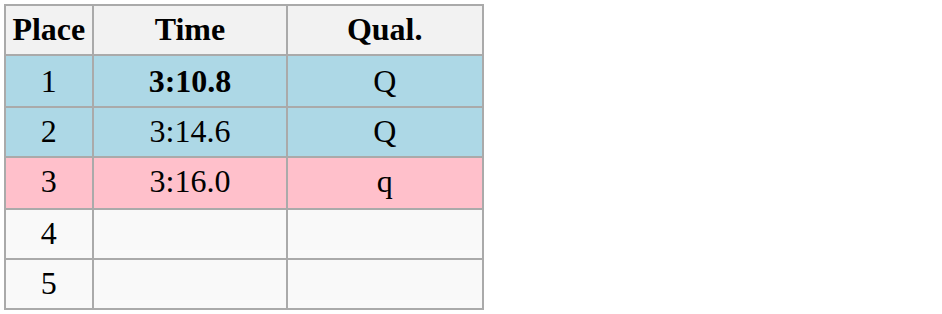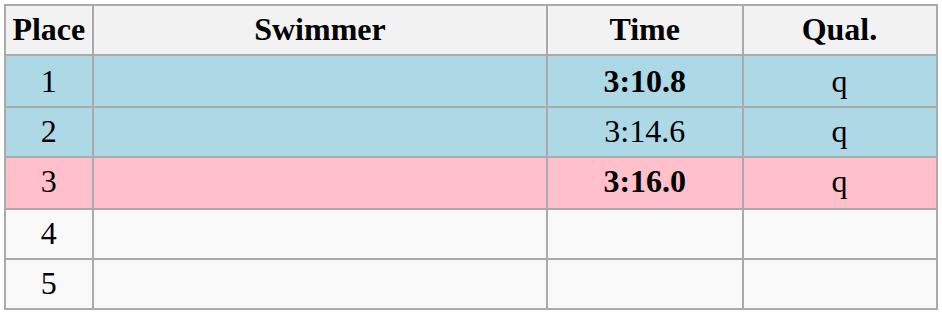+ column: (320, 29)
(385, 80) Q -> (839, 80) q
(385, 131) Q -> (839, 131) q
(190, 182) normal -> (645, 182) bold
